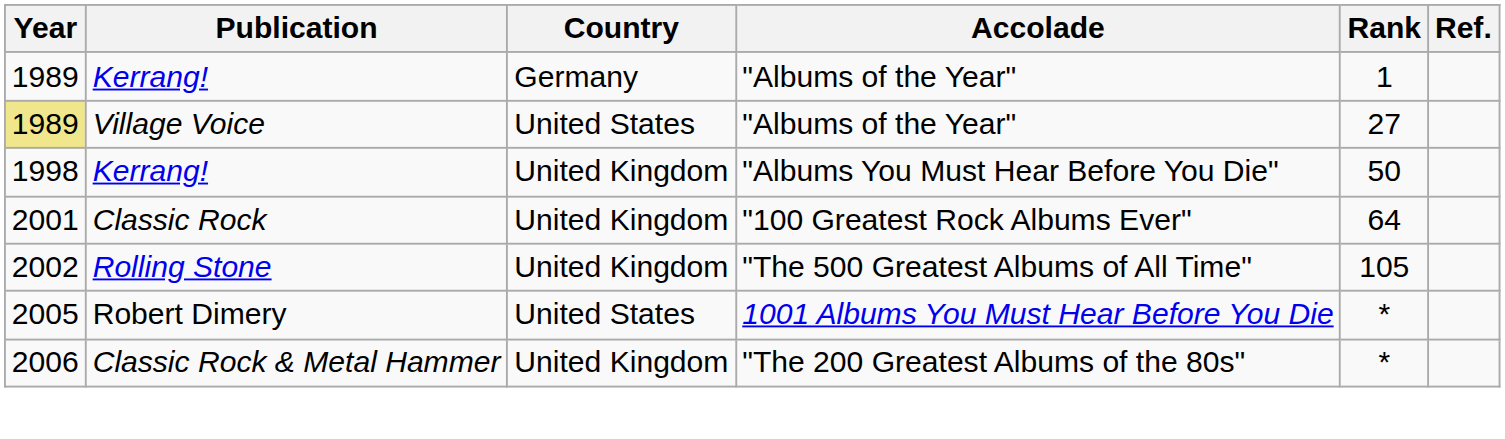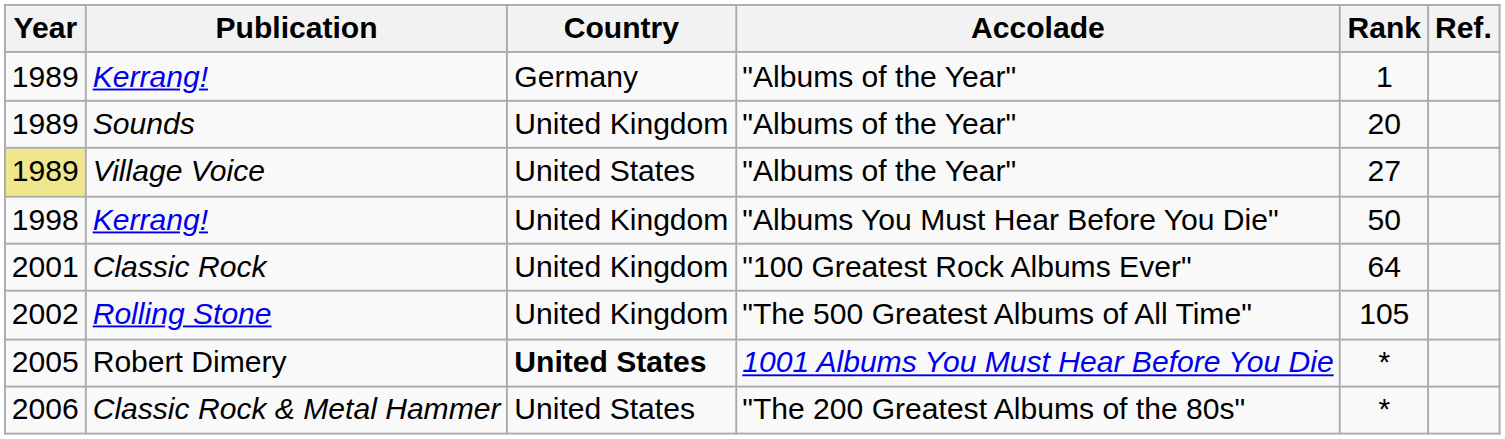+ row: (144, 123)
(605, 314) normal -> (610, 362) bold
(621, 362) United Kingdom -> (605, 409) United States
